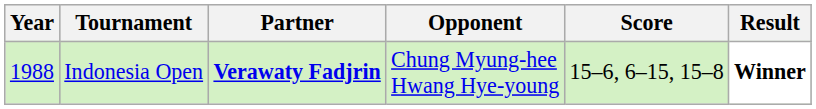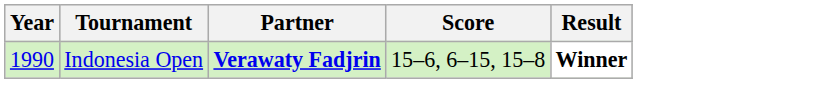- column: (475, 23)
(32, 72) 1988 -> (32, 59) 1990
